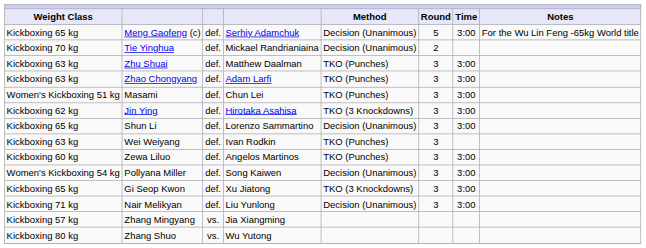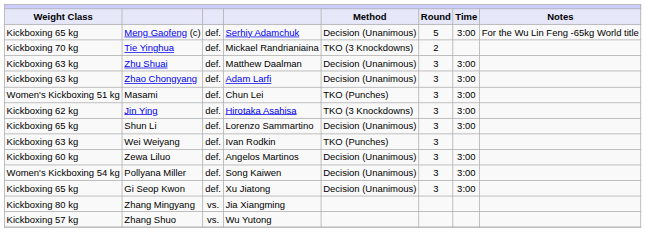(370, 48) Decision (Unanimous) -> (368, 48) TKO (3 Knockdowns)
(356, 63) TKO (Punches) -> (370, 63) Decision (Unanimous)
(356, 79) TKO (Punches) -> (370, 79) Decision (Unanimous)
(356, 157) TKO (Punches) -> (370, 157) Decision (Unanimous)
(368, 188) TKO (3 Knockdowns) -> (370, 188) Decision (Unanimous)
- row: (153, 204)
(42, 219) Kickboxing 57 kg -> (42, 204) Kickboxing 80 kg
(42, 235) Kickboxing 80 kg -> (42, 219) Kickboxing 57 kg
